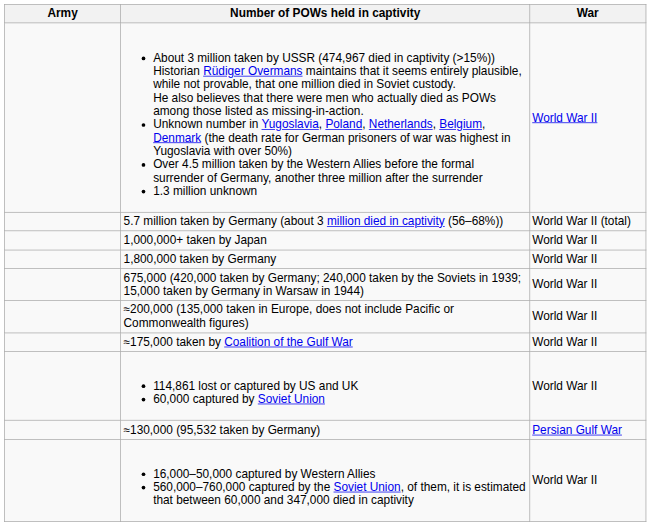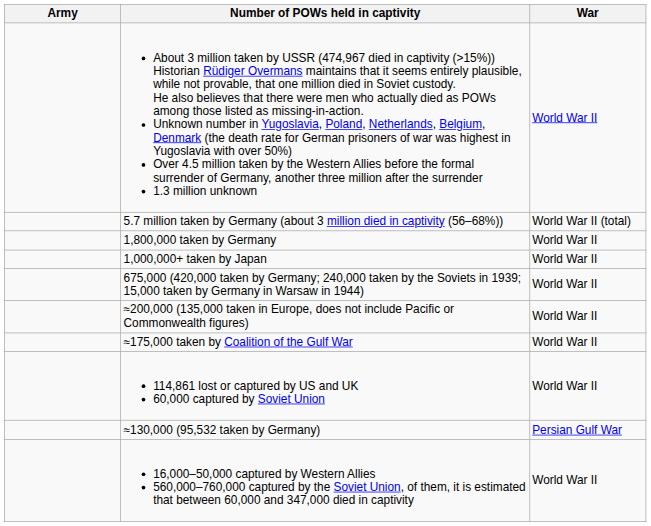rows swapped: (200, 259) <-> (195, 240)
